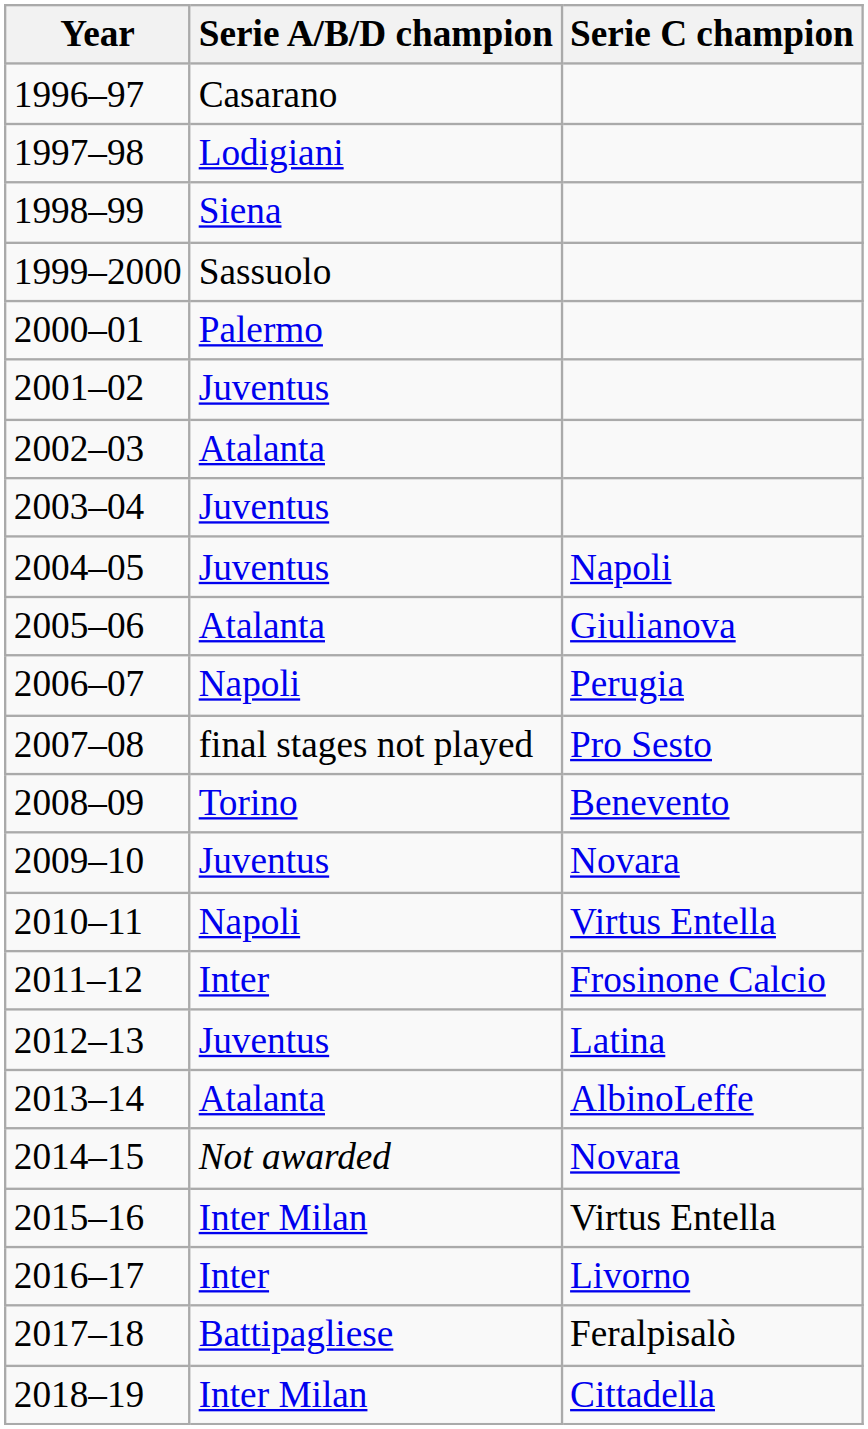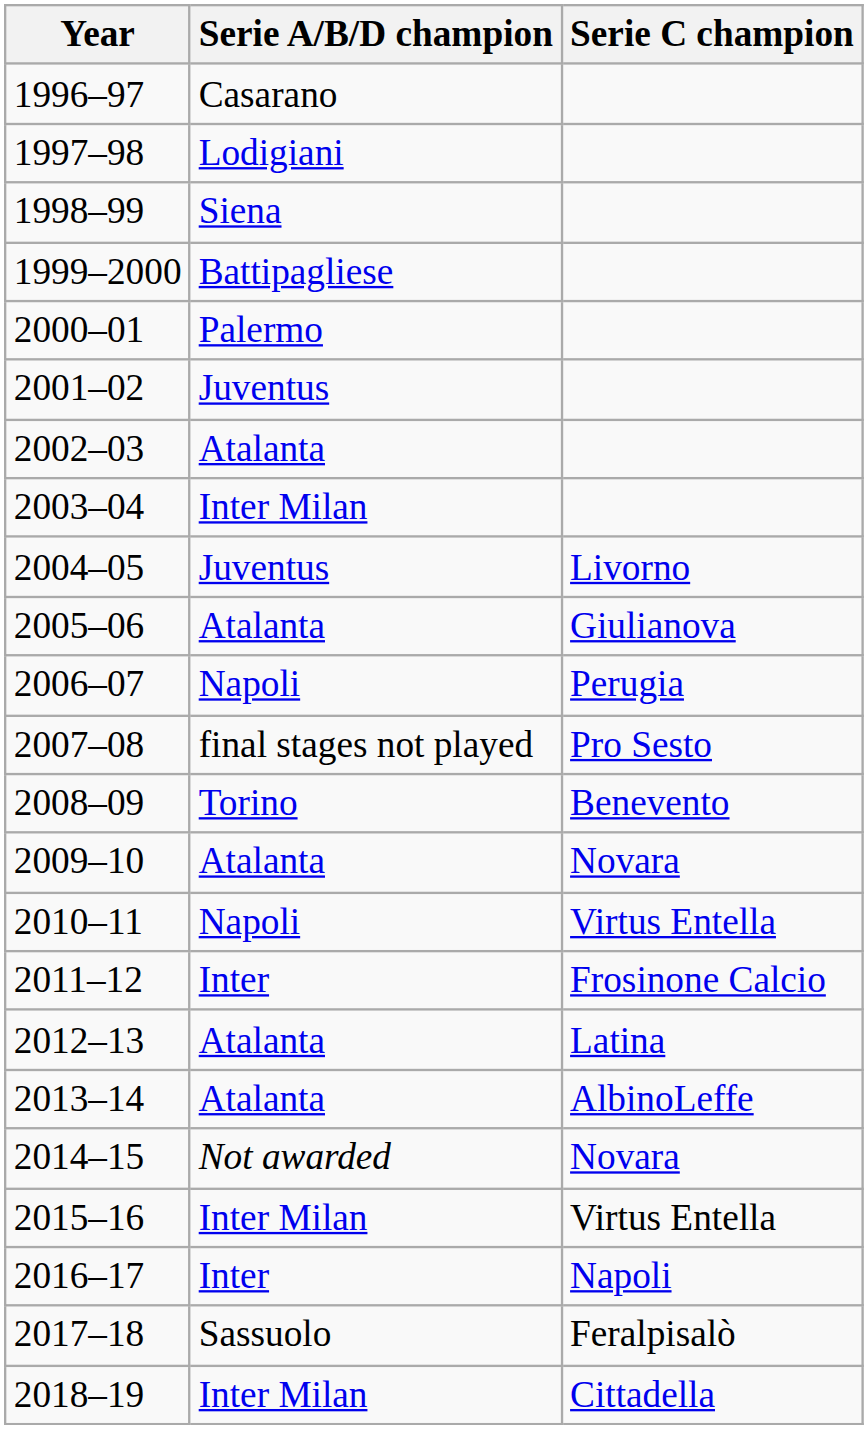(265, 270) Sassuolo -> (296, 270) Battipagliese
(264, 507) Juventus -> (283, 507) Inter Milan
(621, 566) Napoli -> (630, 566) Livorno
(264, 861) Juventus -> (262, 861) Atalanta
(264, 1039) Juventus -> (262, 1039) Atalanta
(630, 1275) Livorno -> (621, 1275) Napoli
(296, 1334) Battipagliese -> (265, 1334) Sassuolo
